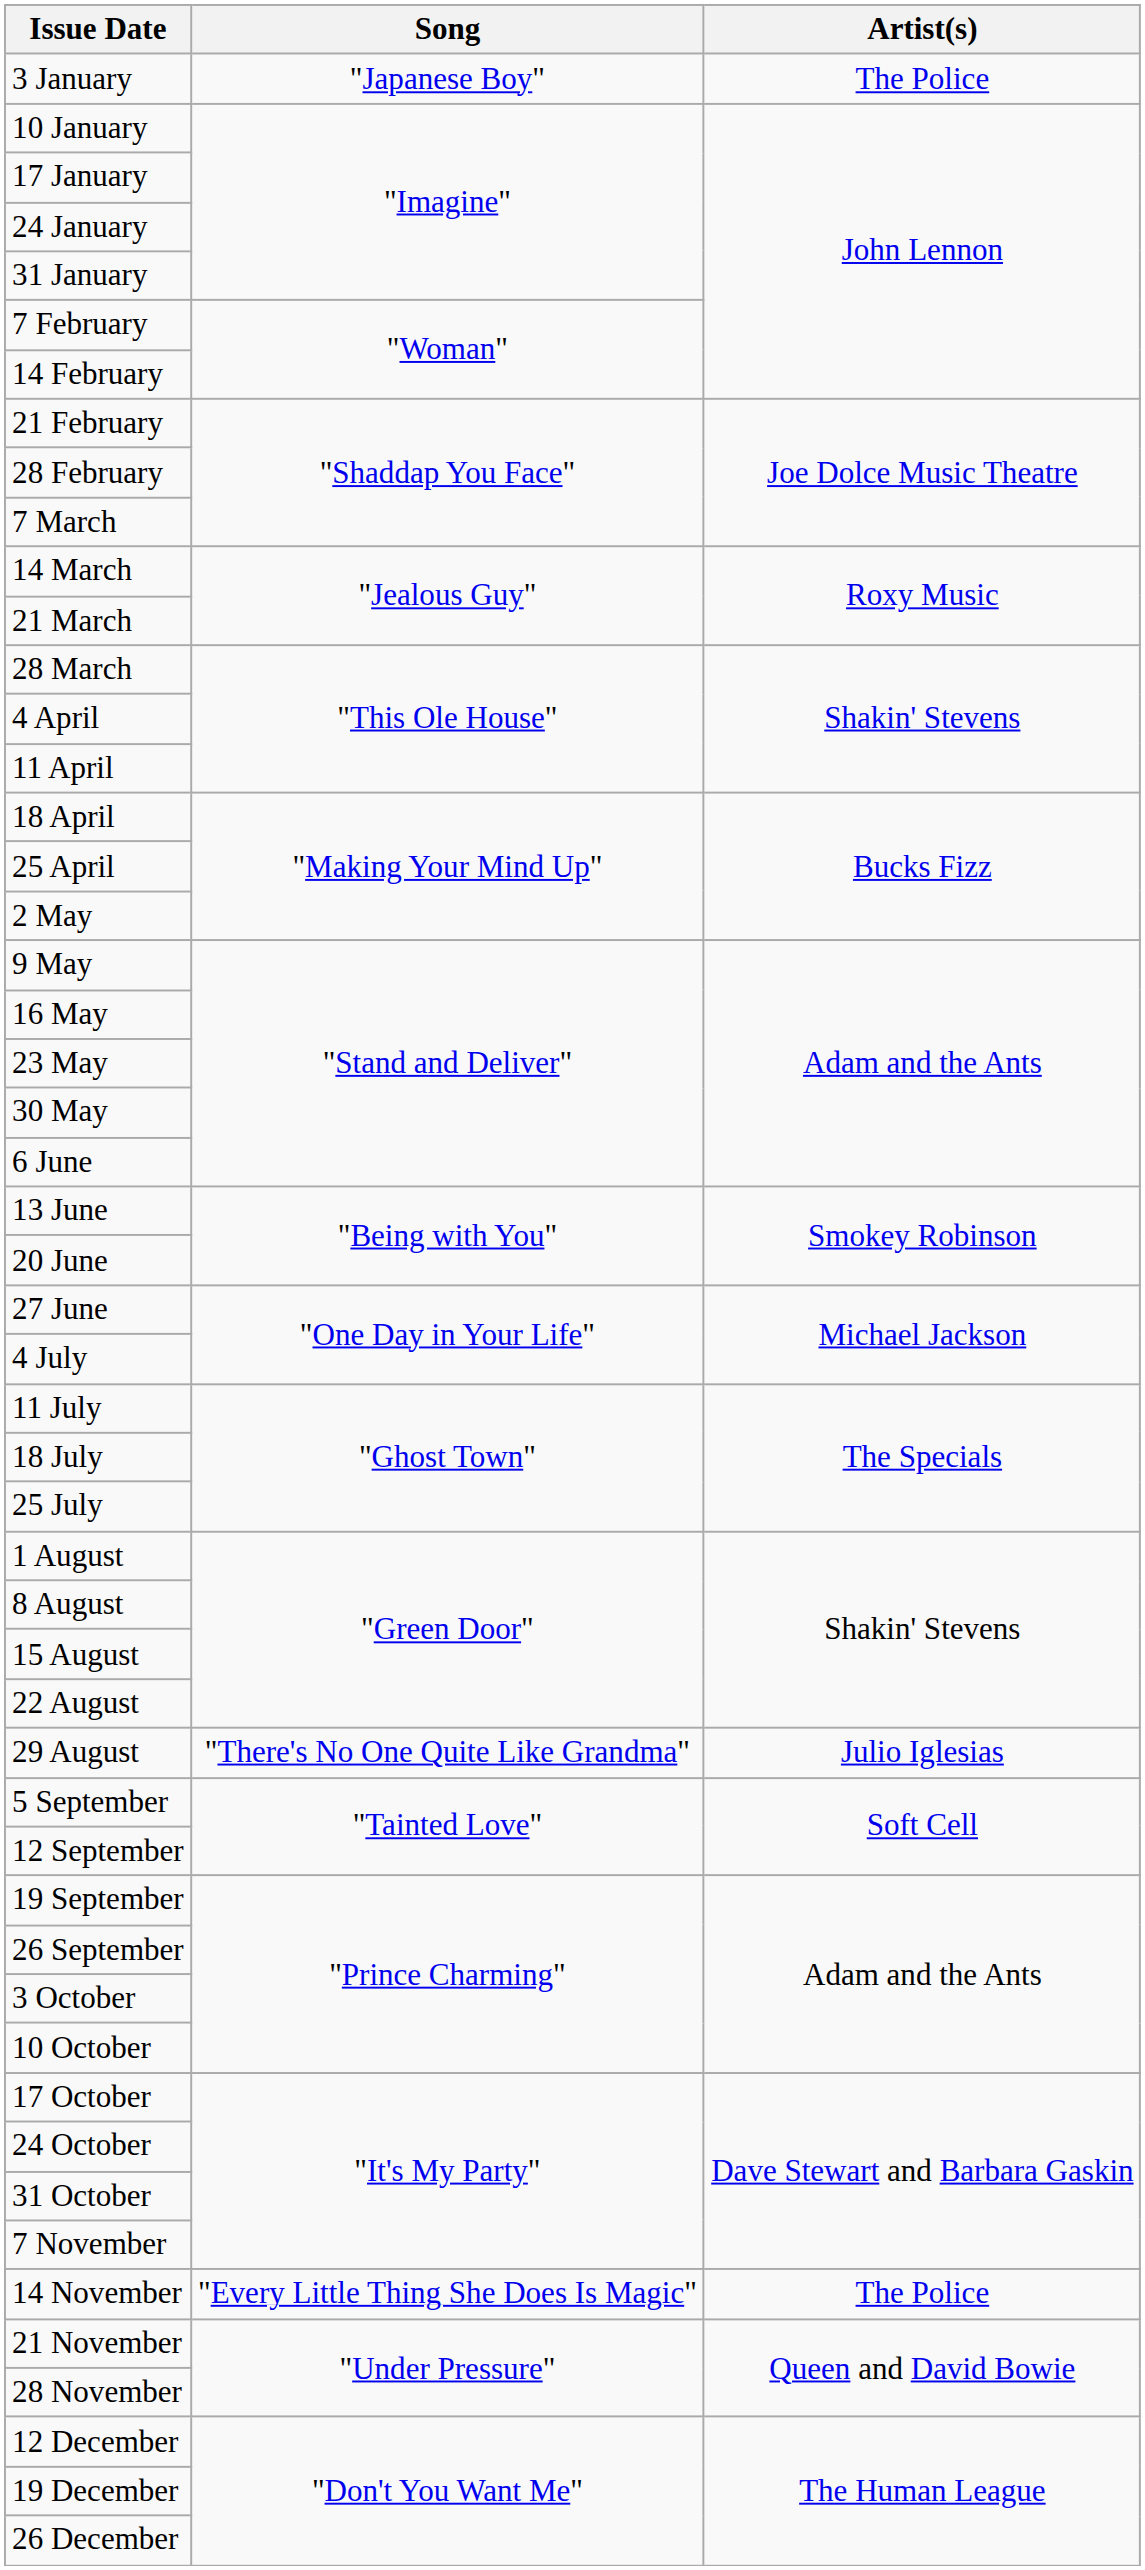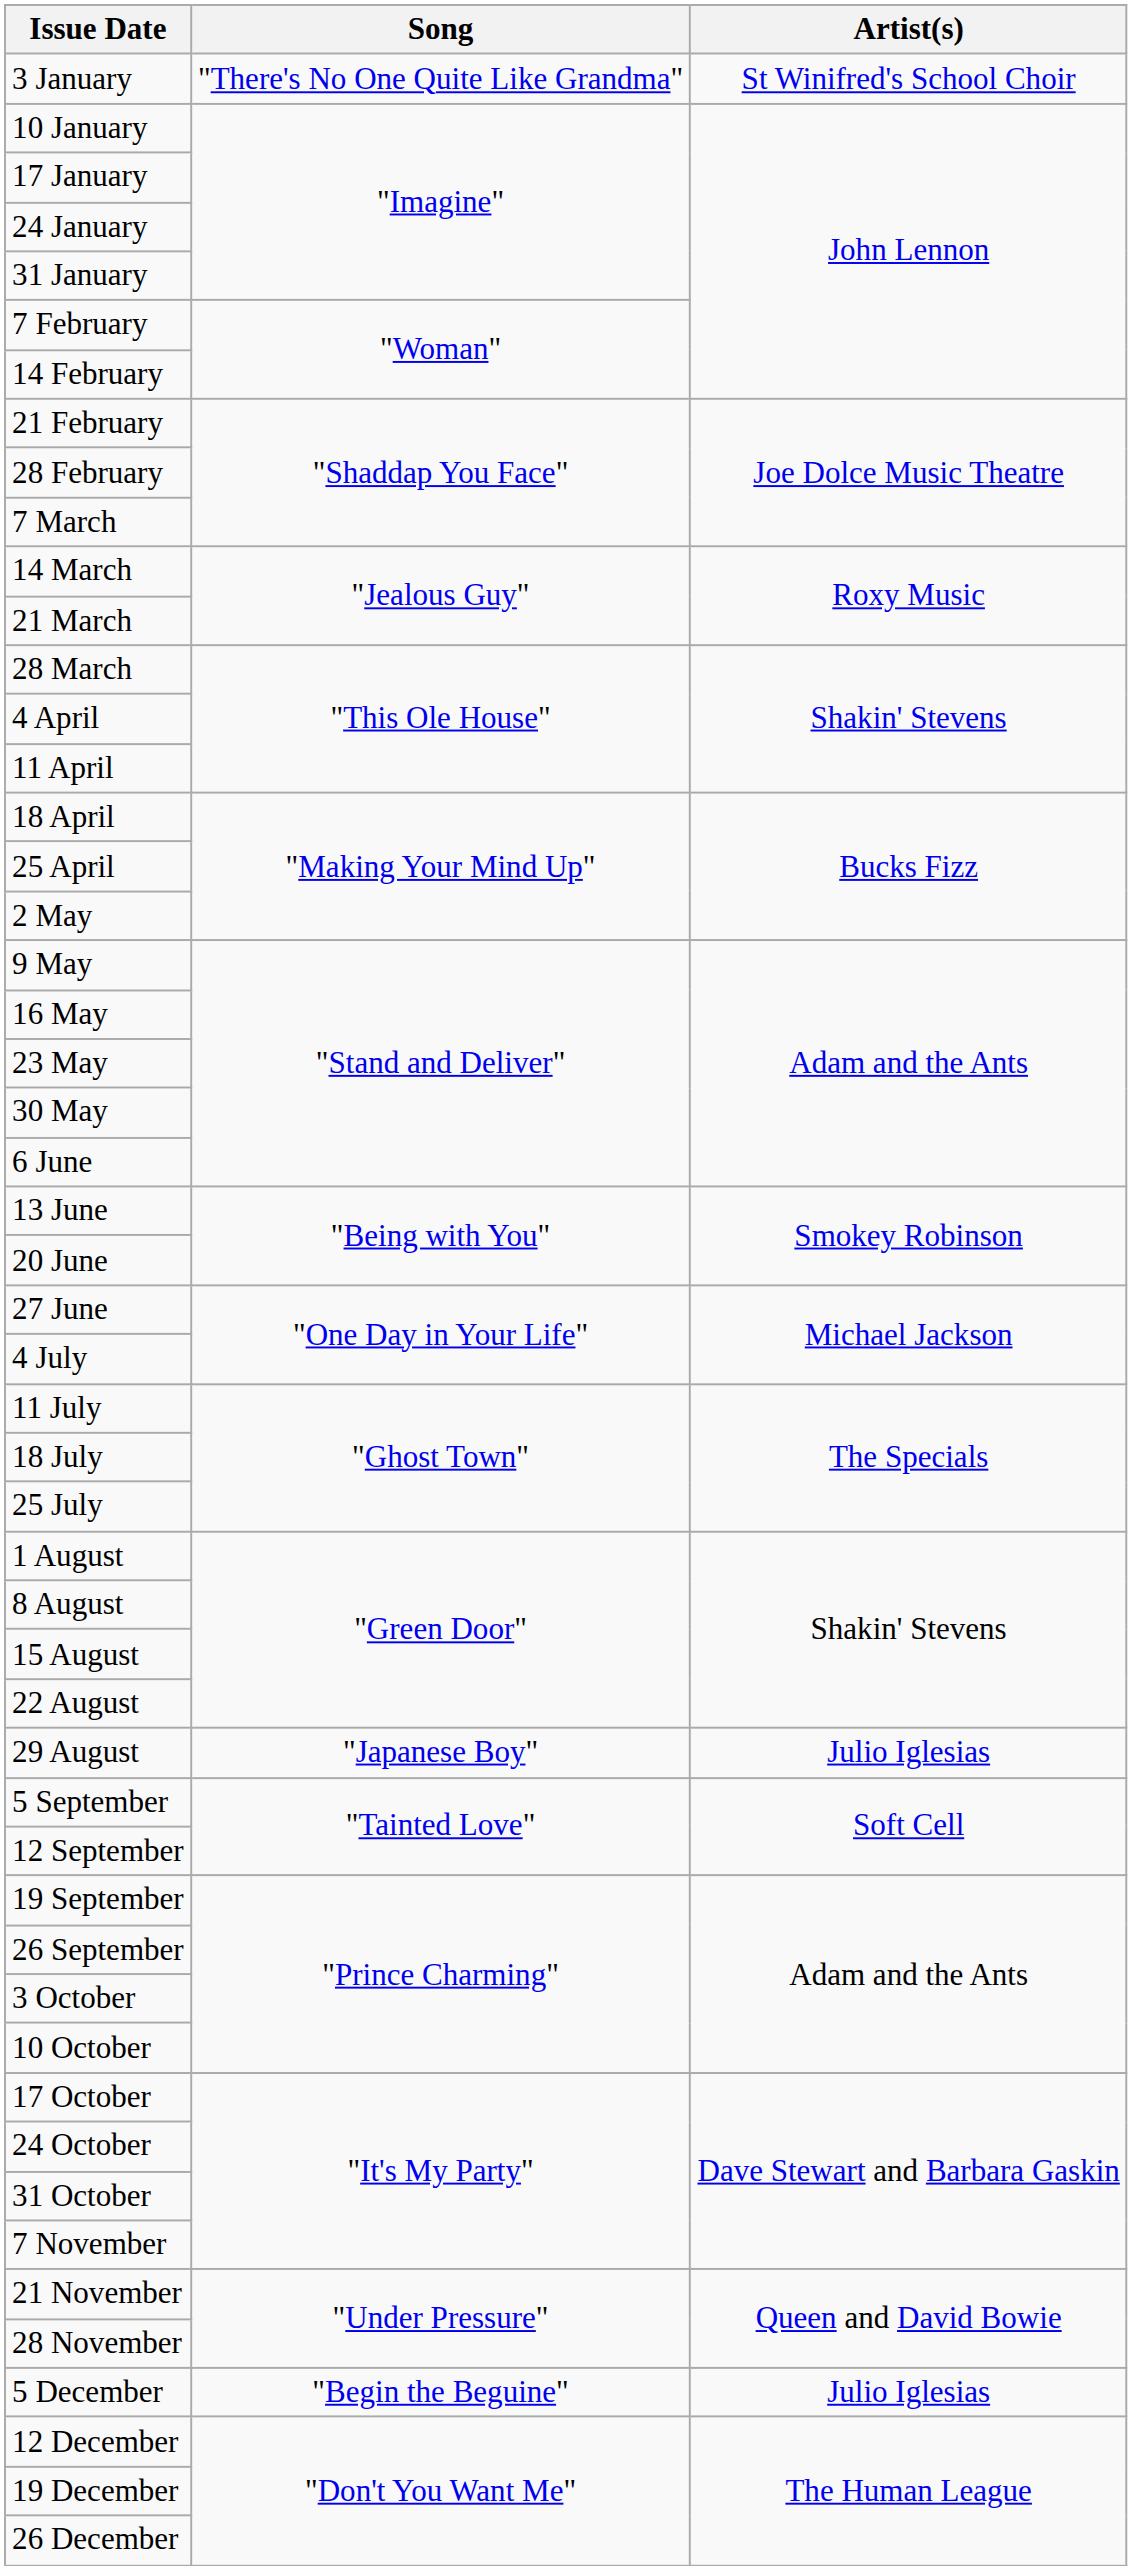(447, 78) "Japanese Boy" -> (441, 78) "There's No One Quite Like Grandma"
(922, 78) The Police -> (909, 78) St Winifred's School Choir
(447, 1752) "There's No One Quite Like Grandma" -> (441, 1752) "Japanese Boy"
- row: (97, 2293)
+ row: (88, 2392)
